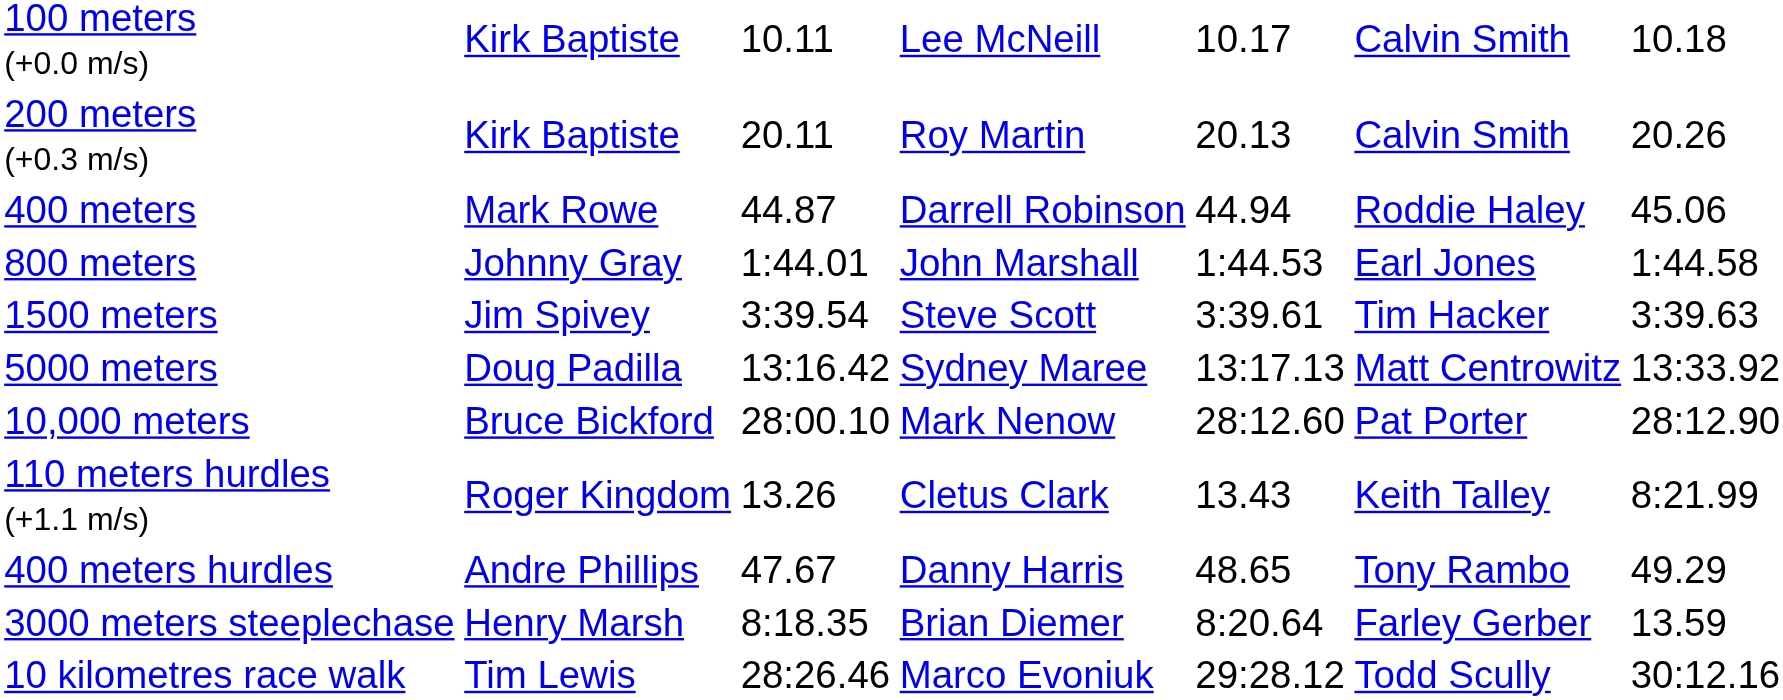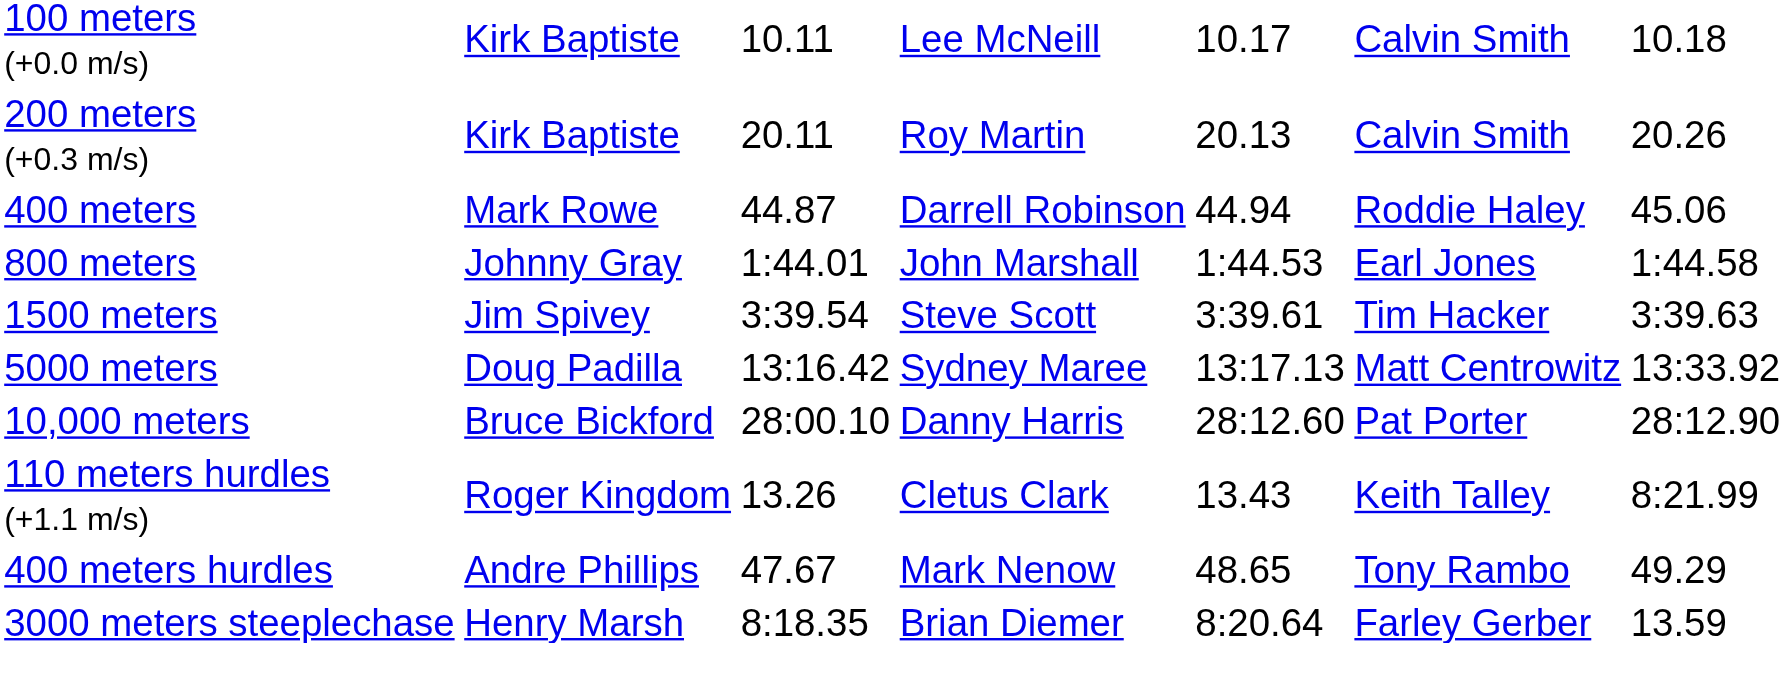(1007, 421) Mark Nenow -> (1012, 421) Danny Harris
(1012, 570) Danny Harris -> (1007, 570) Mark Nenow
- row: (205, 675)
